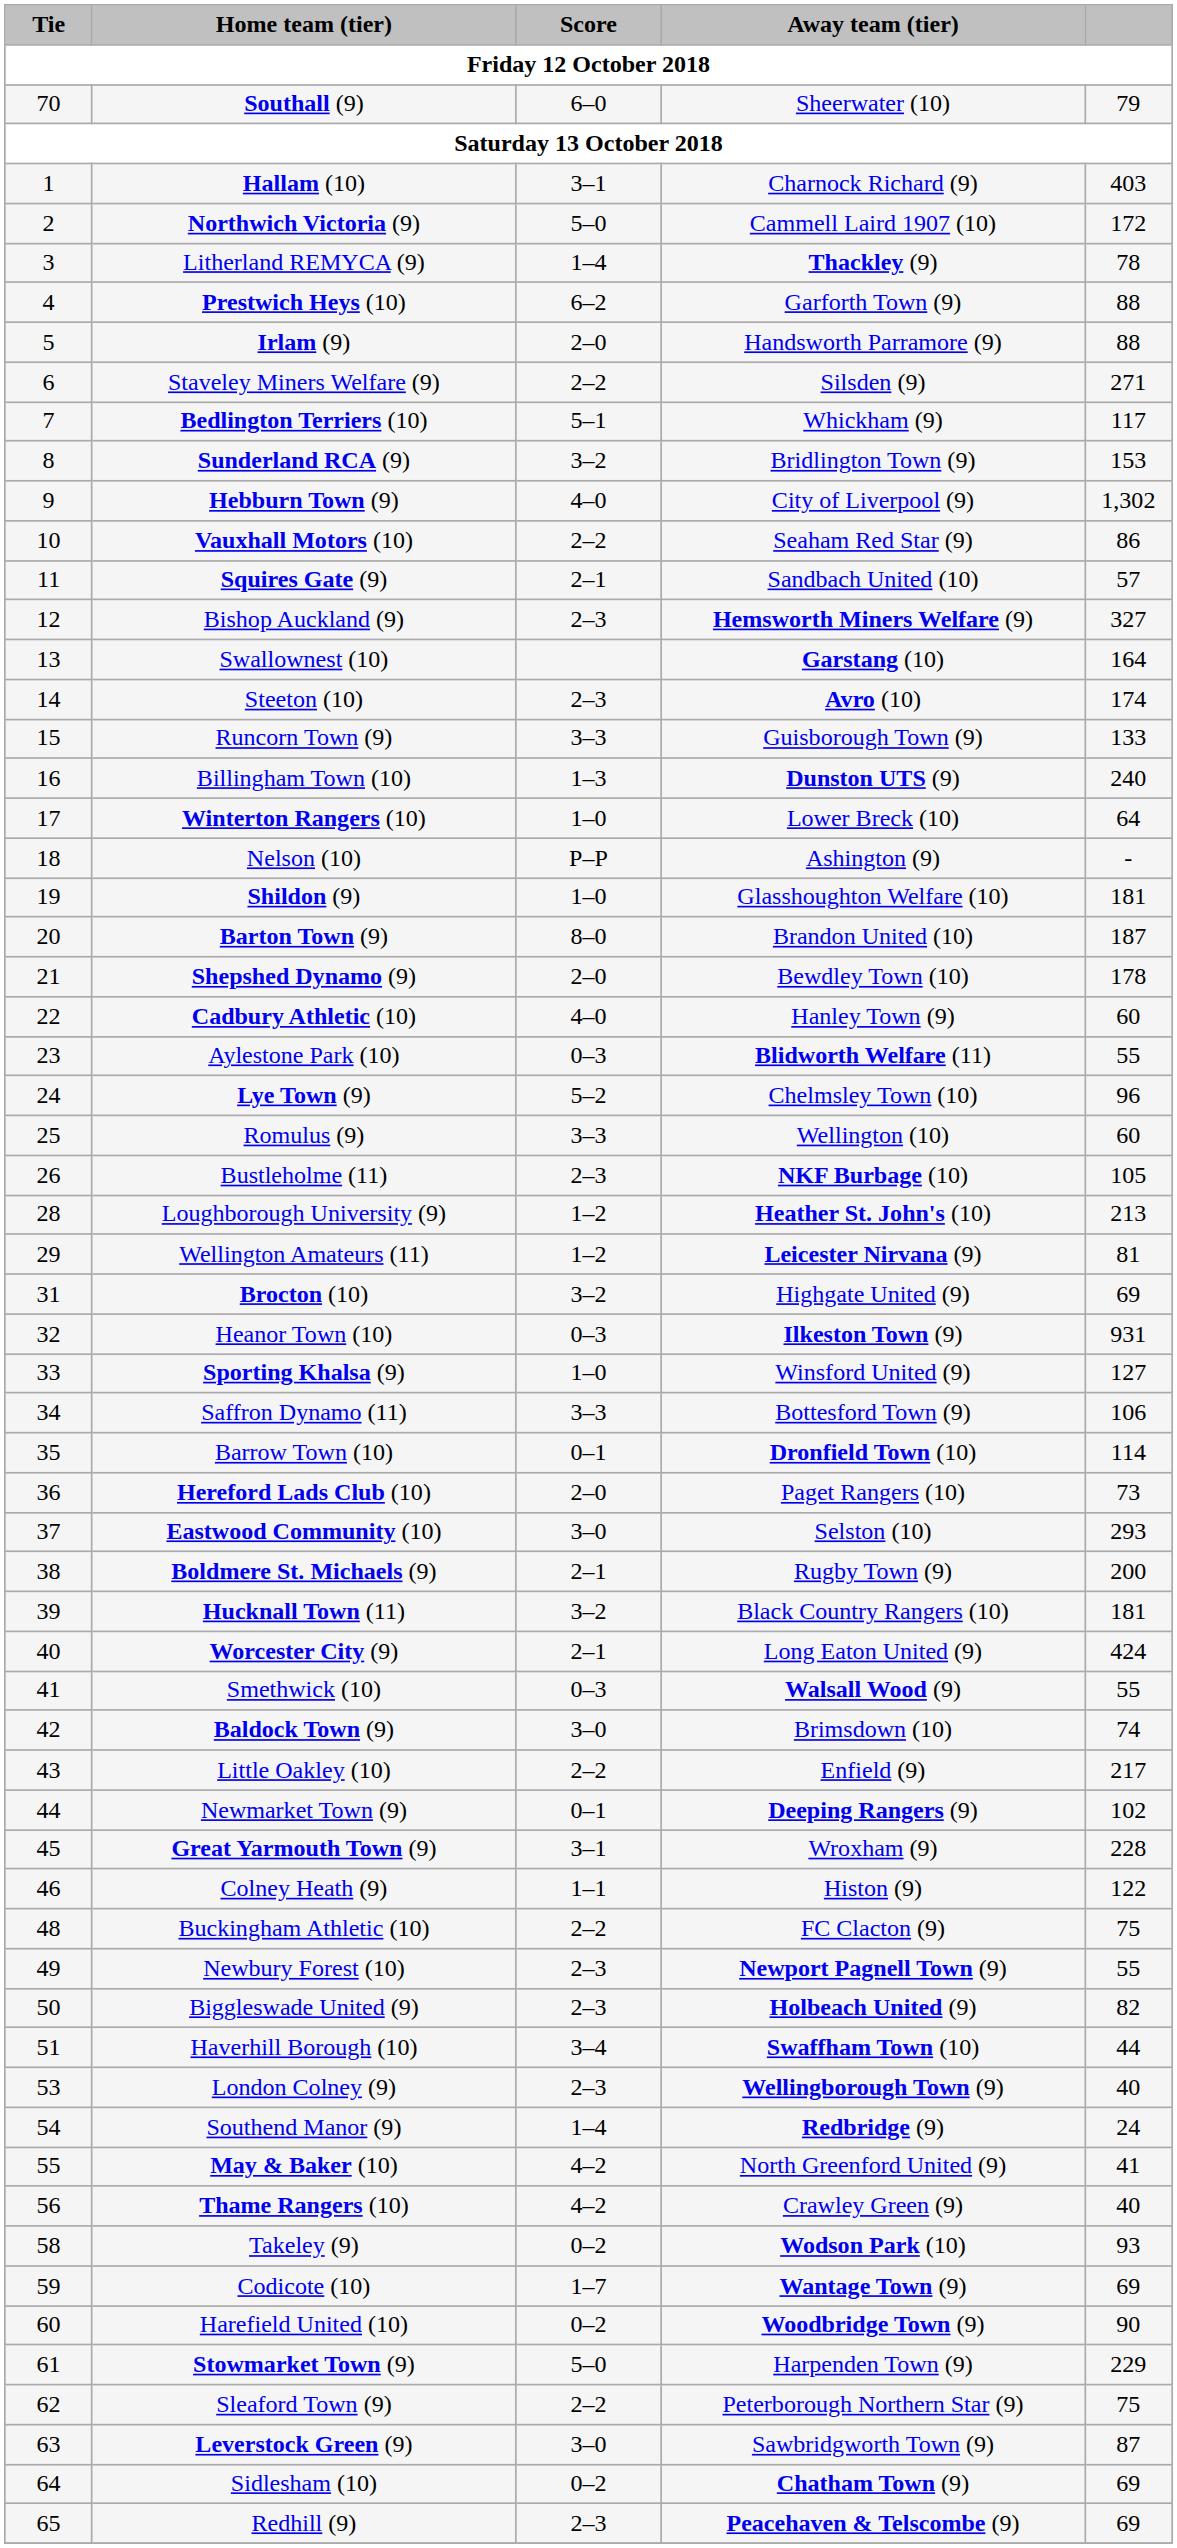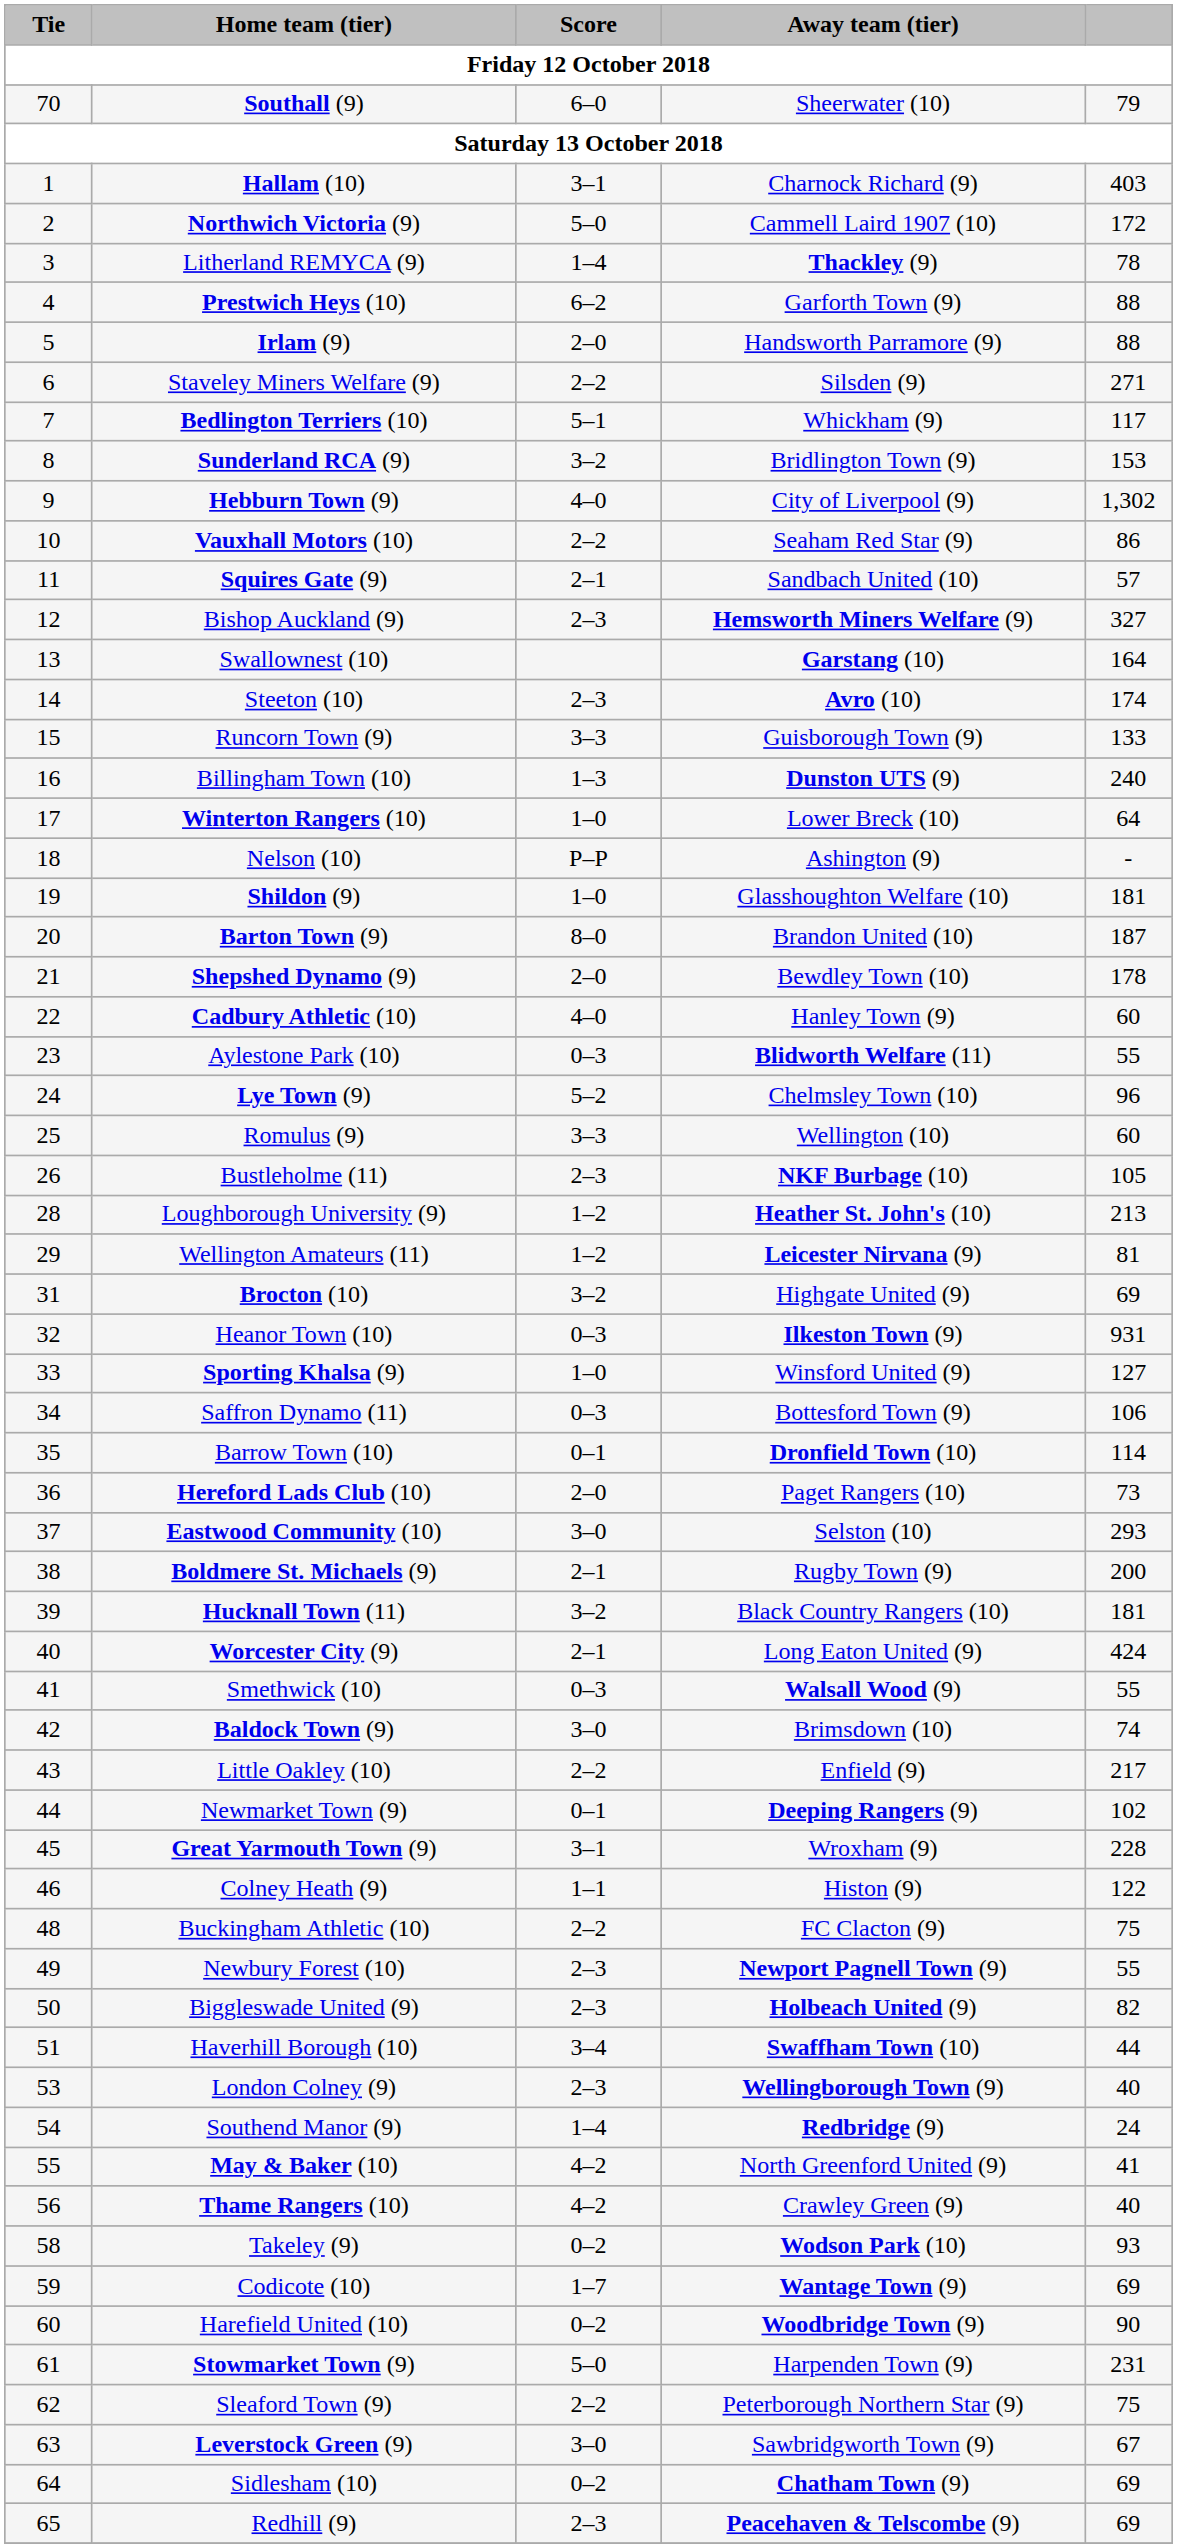(588, 1412) 3–3 -> (588, 1412) 0–3
(1128, 2364) 229 -> (1128, 2364) 231
(1128, 2444) 87 -> (1128, 2444) 67
